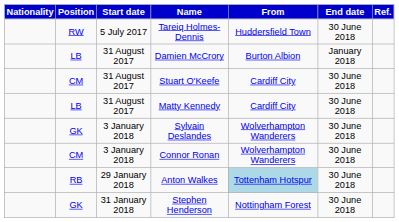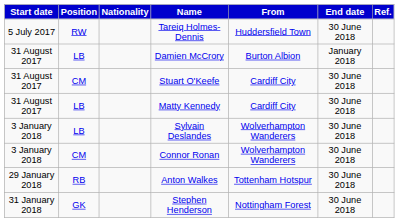columns swapped: (124, 12) <-> (30, 12)
(76, 131) GK -> (79, 131) LB
(273, 180) lightblue background -> (273, 180) no background
